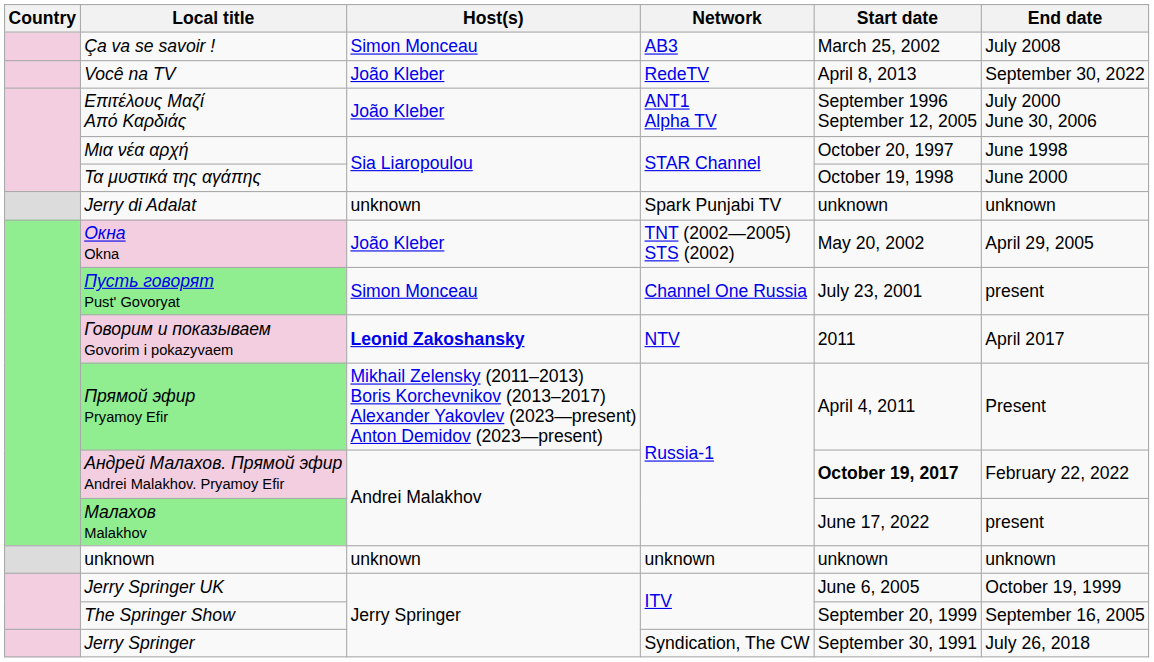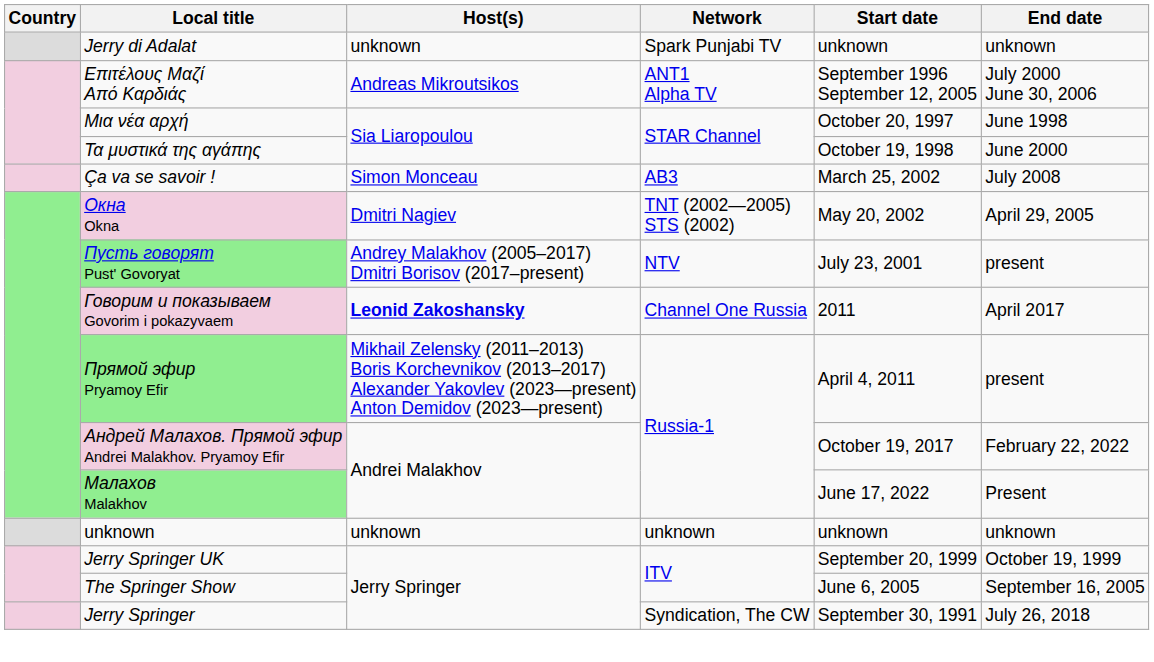rows swapped: (150, 46) <-> (140, 205)
- row: (130, 74)
(397, 112) João Kleber -> (435, 84) Andreas Mikroutsikos
(397, 243) João Kleber -> (403, 215) Dmitri Nagiev
(414, 291) Simon Monceau -> (471, 263) Andrey Malakhov (2005–2017) Dmitri Borisov (2017–present)
(726, 291) Channel One Russia -> (662, 263) NTV
(662, 338) NTV -> (726, 311) Channel One Russia
(1016, 406) Present -> (1015, 378) present
(888, 473) bold -> (886, 446) normal
(1015, 521) present -> (1016, 493) Present
(869, 587) June 6, 2005 -> (897, 559) September 20, 1999
(897, 615) September 20, 1999 -> (869, 587) June 6, 2005
